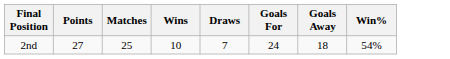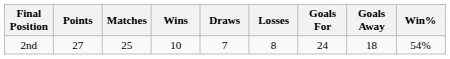+ column: (274, 20)
